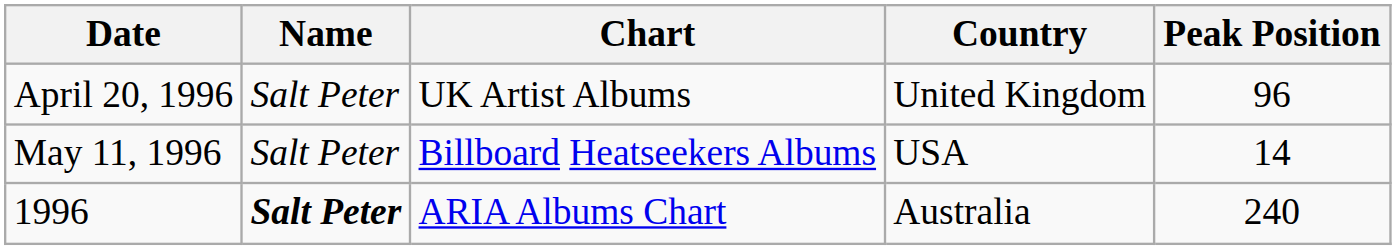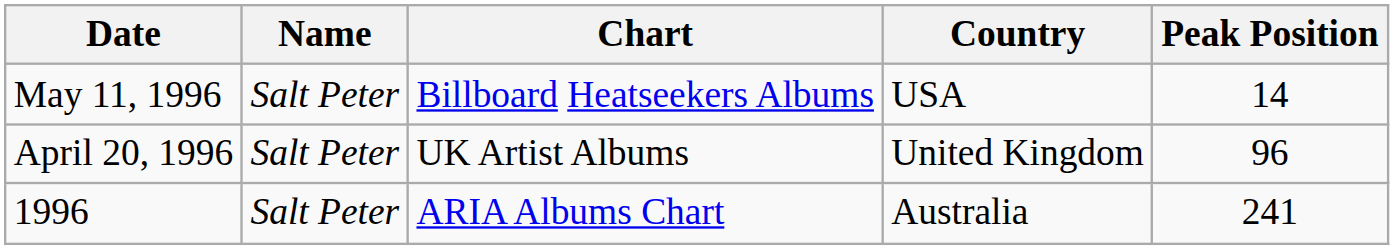rows swapped: (118, 152) <-> (124, 93)
(326, 212) bold -> (325, 212) normal
(1272, 212) 240 -> (1270, 212) 241
